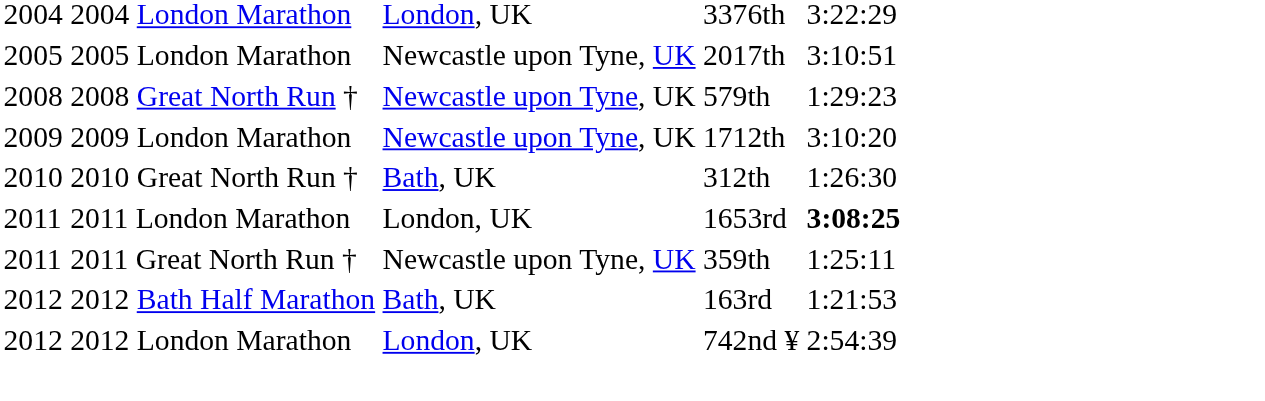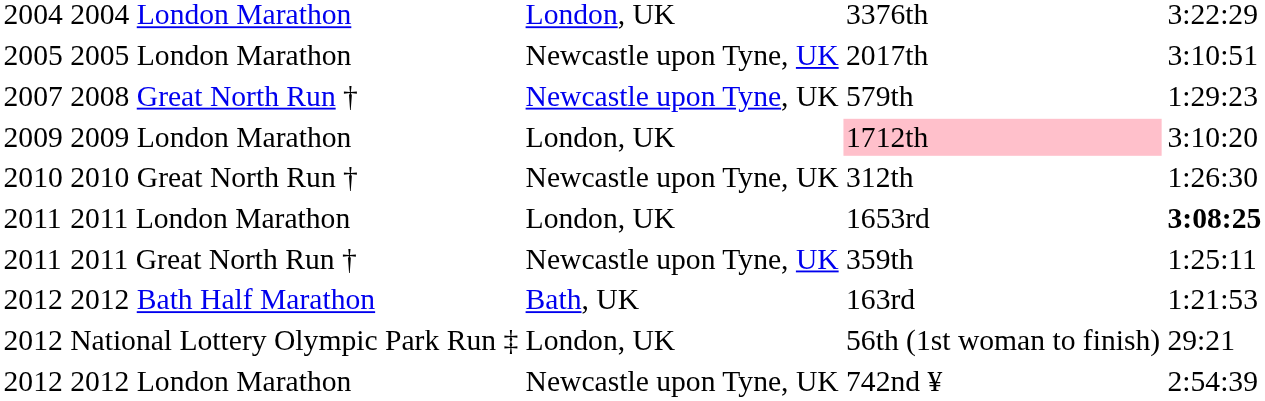(33, 96) 2008 -> (33, 96) 2007
(539, 136) Newcastle upon Tyne, UK -> (600, 136) London, UK
(744, 136) no background -> (887, 136) pink background
(439, 177) Bath, UK -> (682, 177) Newcastle upon Tyne, UK
+ row: (294, 340)
(457, 340) London, UK -> (682, 381) Newcastle upon Tyne, UK
